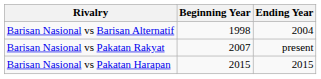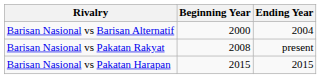(240, 30) 1998 -> (240, 30) 2000
(240, 47) 2007 -> (240, 47) 2008
